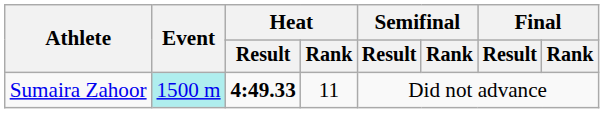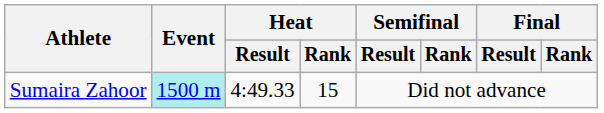(263, 90) bold -> (263, 90) normal
(329, 90) 11 -> (328, 90) 15
